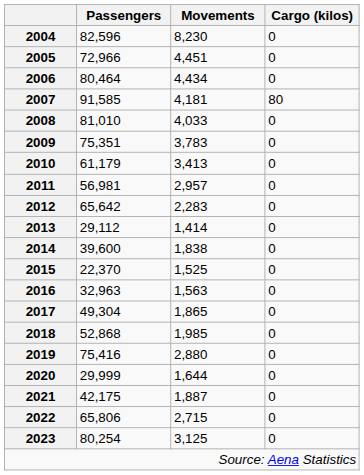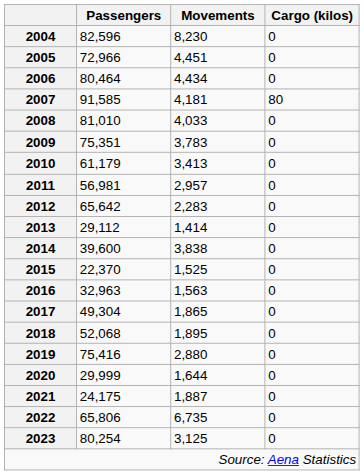(191, 248) 1,838 -> (191, 248) 3,838
(100, 333) 52,868 -> (100, 333) 52,068
(191, 333) 1,985 -> (191, 333) 1,895
(100, 396) 42,175 -> (100, 396) 24,175
(191, 418) 2,715 -> (191, 418) 6,735
